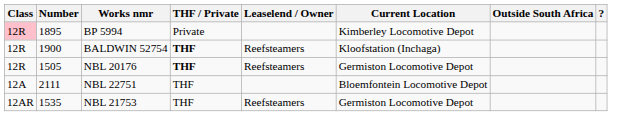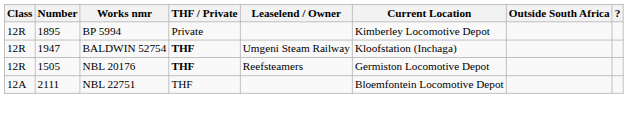(16, 31) pink background -> (16, 31) no background
(50, 48) 1900 -> (49, 48) 1947
(274, 48) Reefsteamers -> (296, 48) Umgeni Steam Railway
- row: (110, 102)
